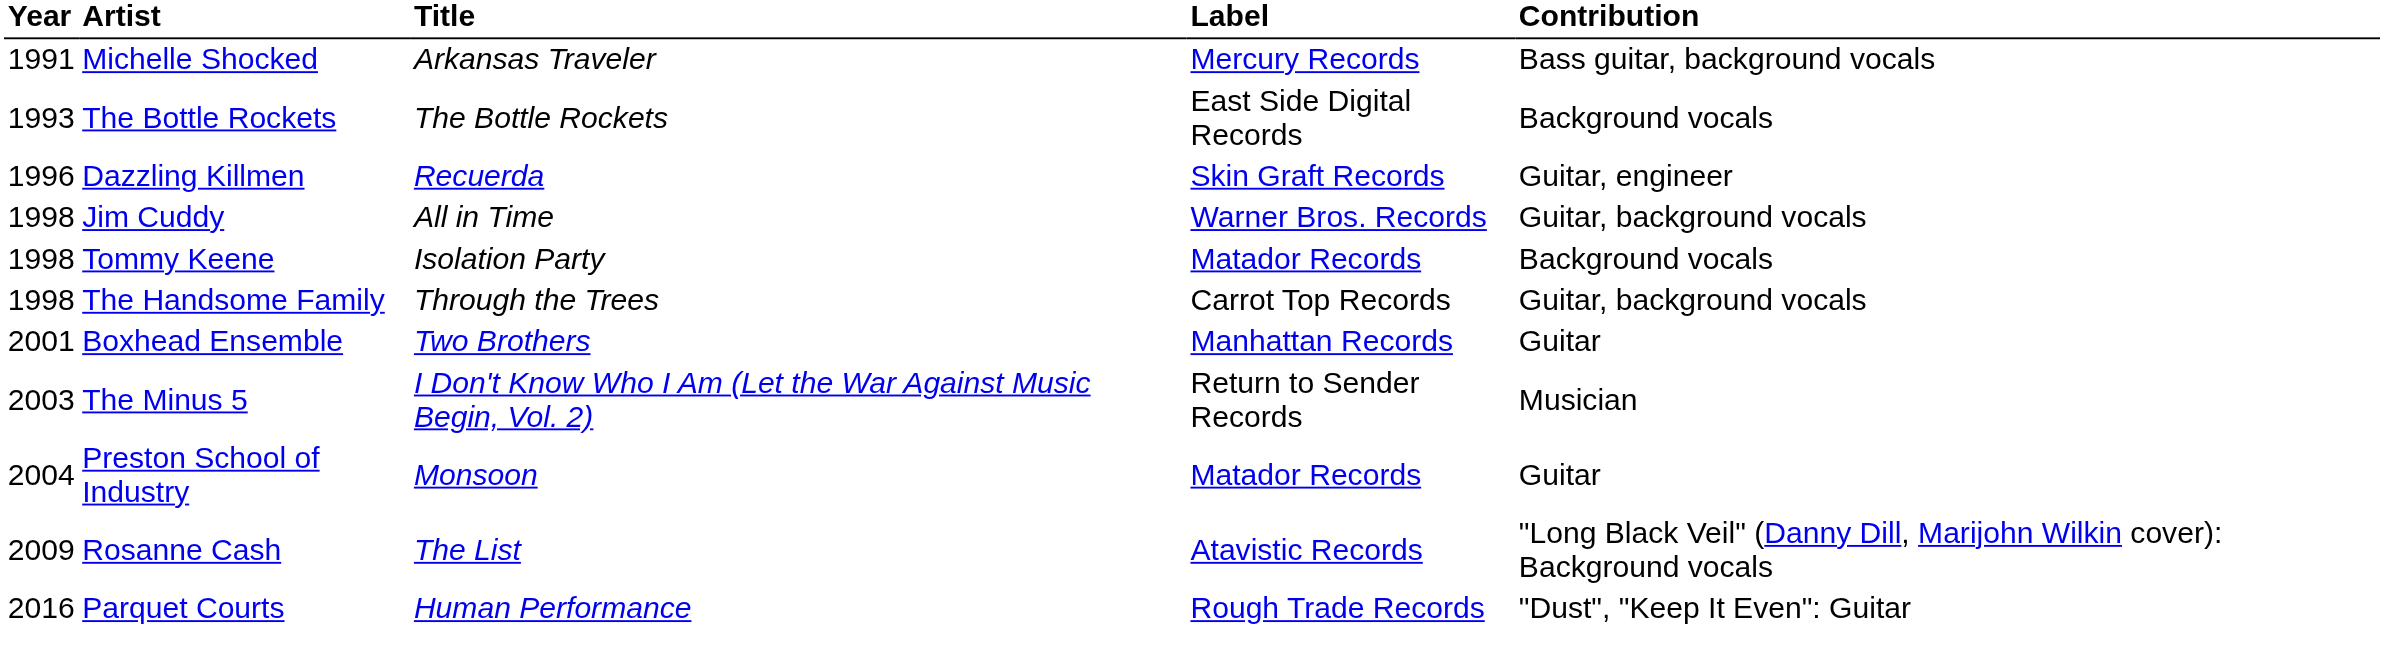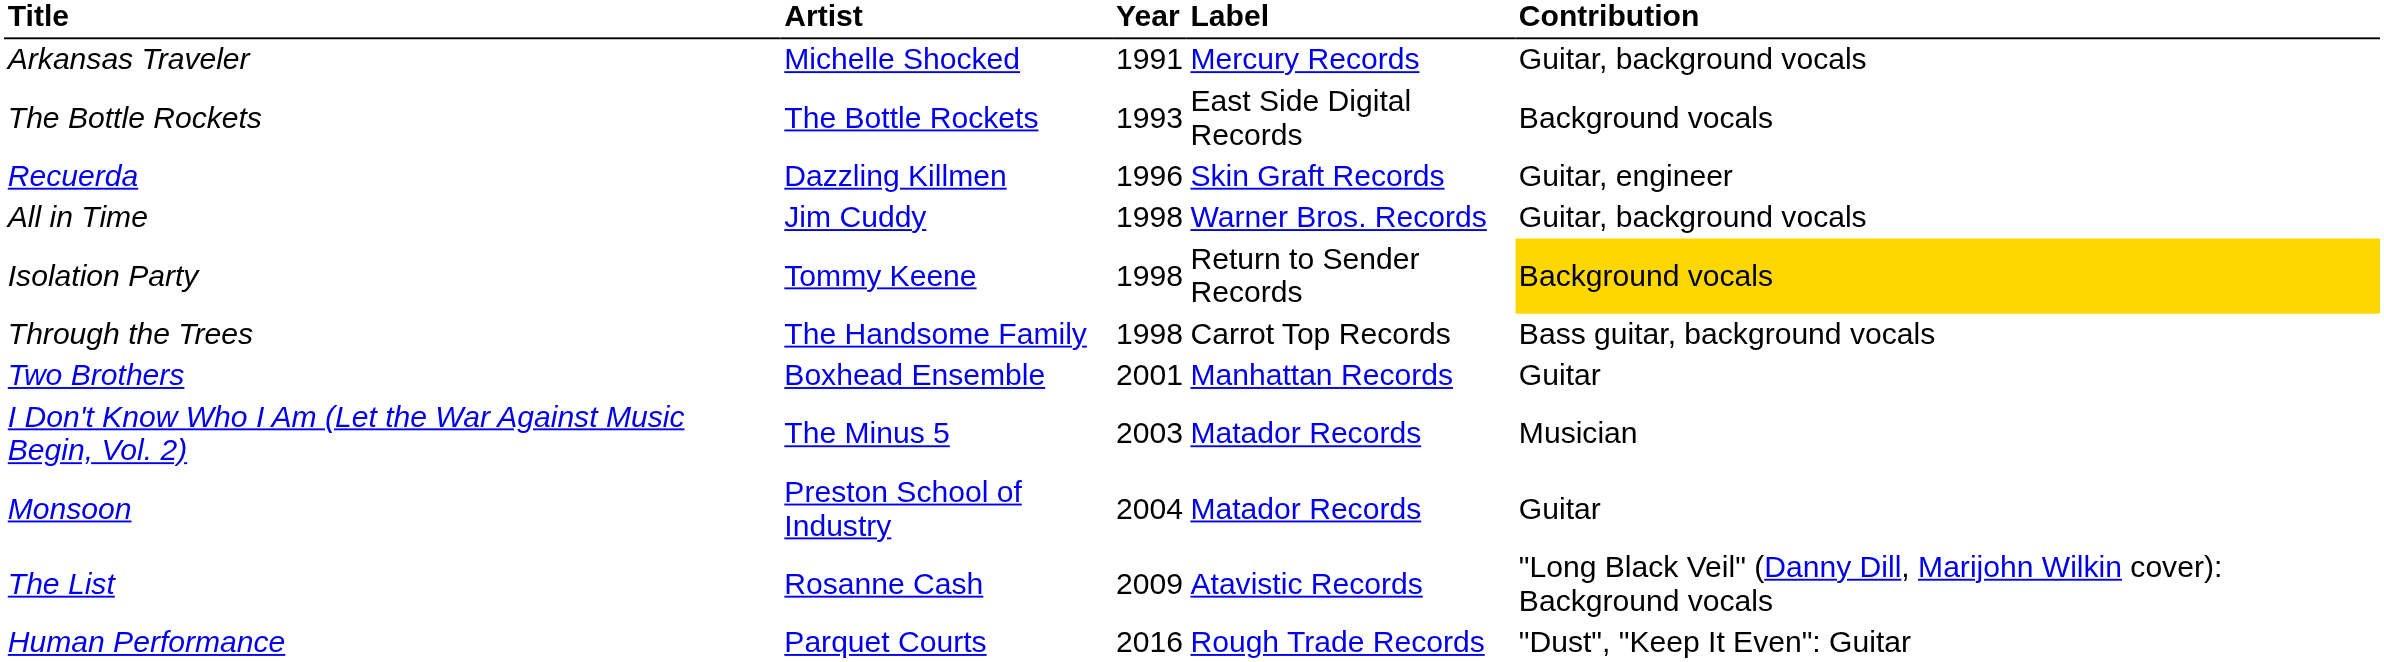columns swapped: (40, 16) <-> (445, 16)
(1727, 59) Bass guitar, background vocals -> (1693, 59) Guitar, background vocals
(1306, 258) Matador Records -> (1305, 275) Return to Sender Records
(1646, 258) no background -> (1646, 275) gold background
(1693, 300) Guitar, background vocals -> (1727, 333) Bass guitar, background vocals
(1305, 399) Return to Sender Records -> (1306, 433) Matador Records
